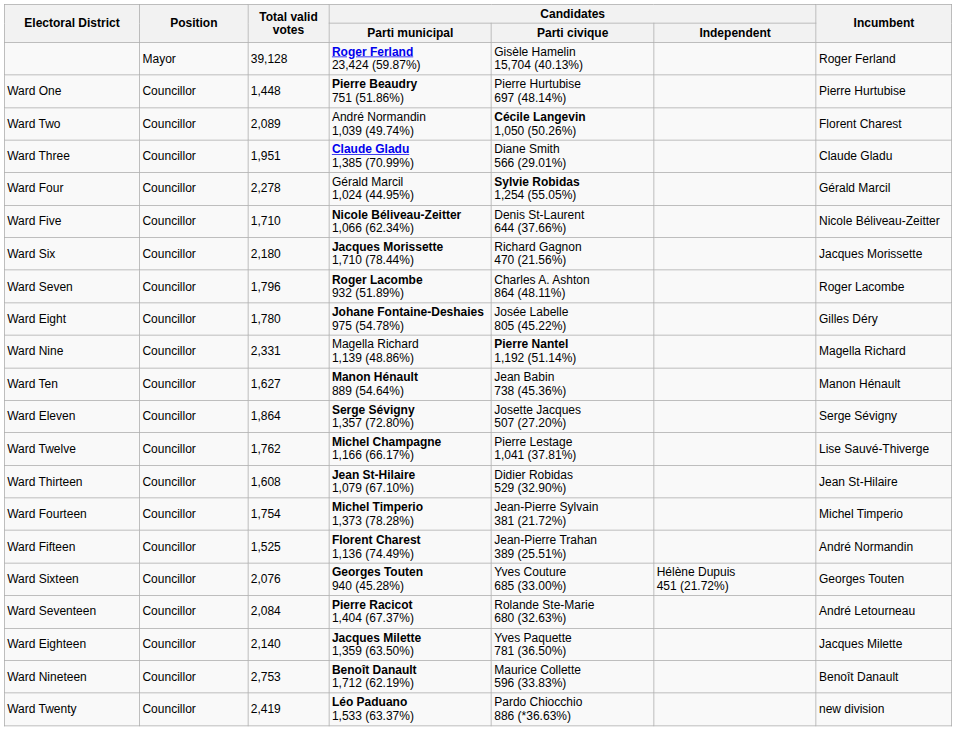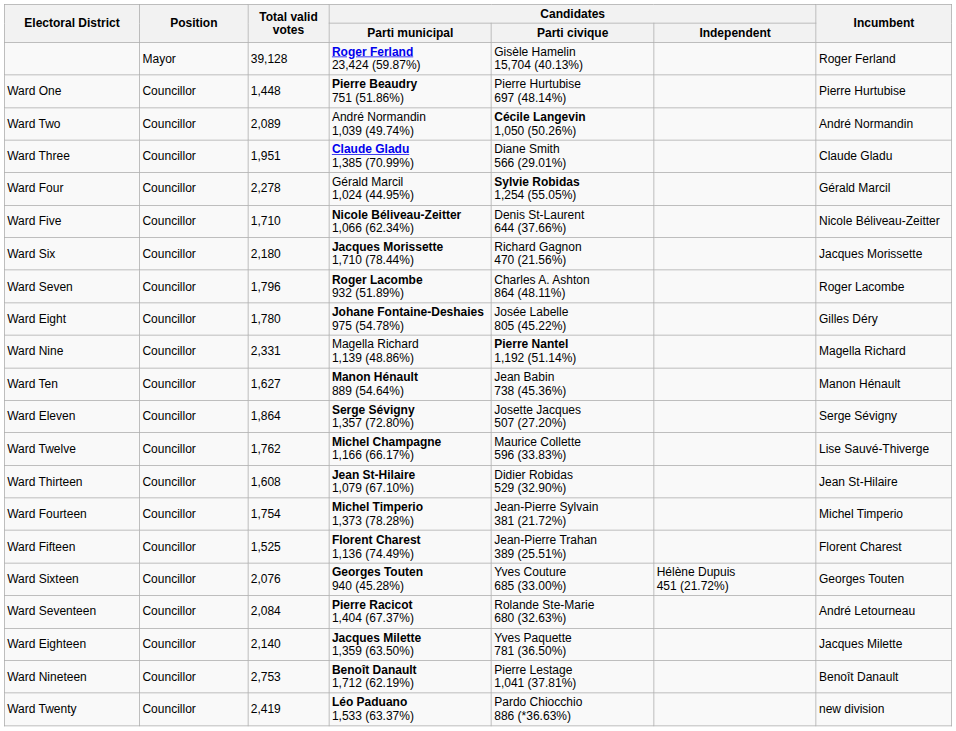(860, 123) Florent Charest -> (866, 123) André Normandin
(535, 449) Pierre Lestage 1,041 (37.81%) -> (538, 449) Maurice Collette 596 (33.83%)
(866, 546) André Normandin -> (860, 546) Florent Charest
(538, 676) Maurice Collette 596 (33.83%) -> (535, 676) Pierre Lestage 1,041 (37.81%)
